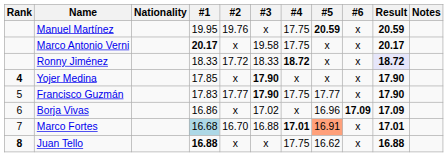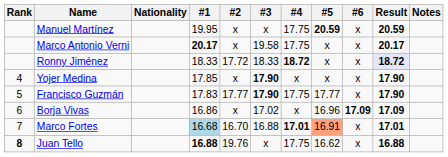(235, 29) 19.76 -> (235, 29) x
(19, 78) bold -> (19, 78) normal
(235, 144) x -> (235, 144) 19.76
